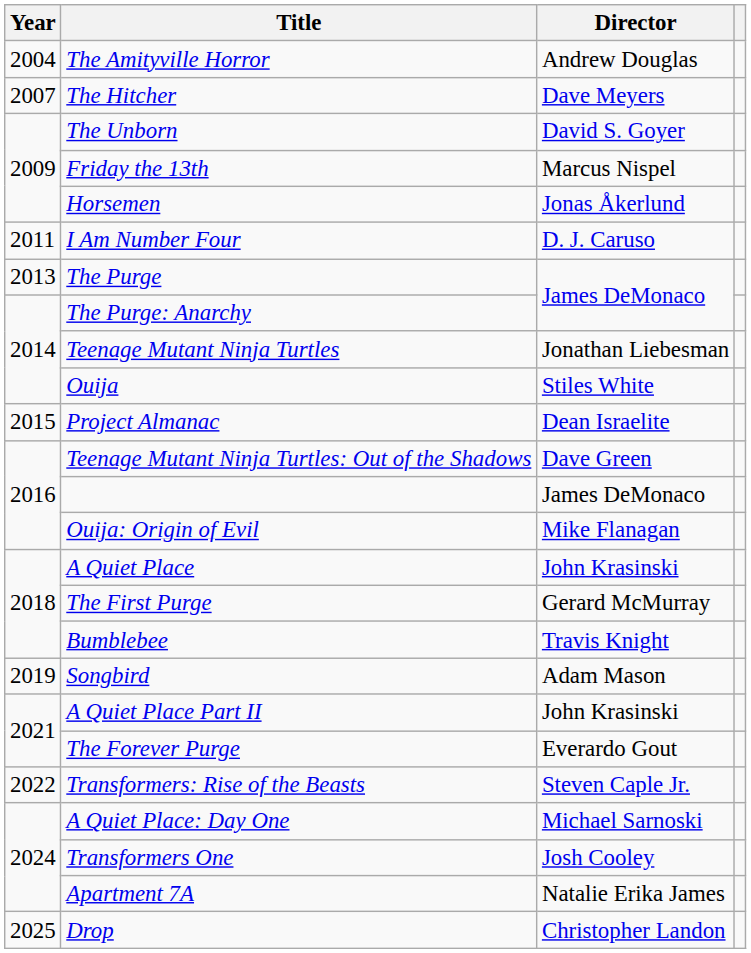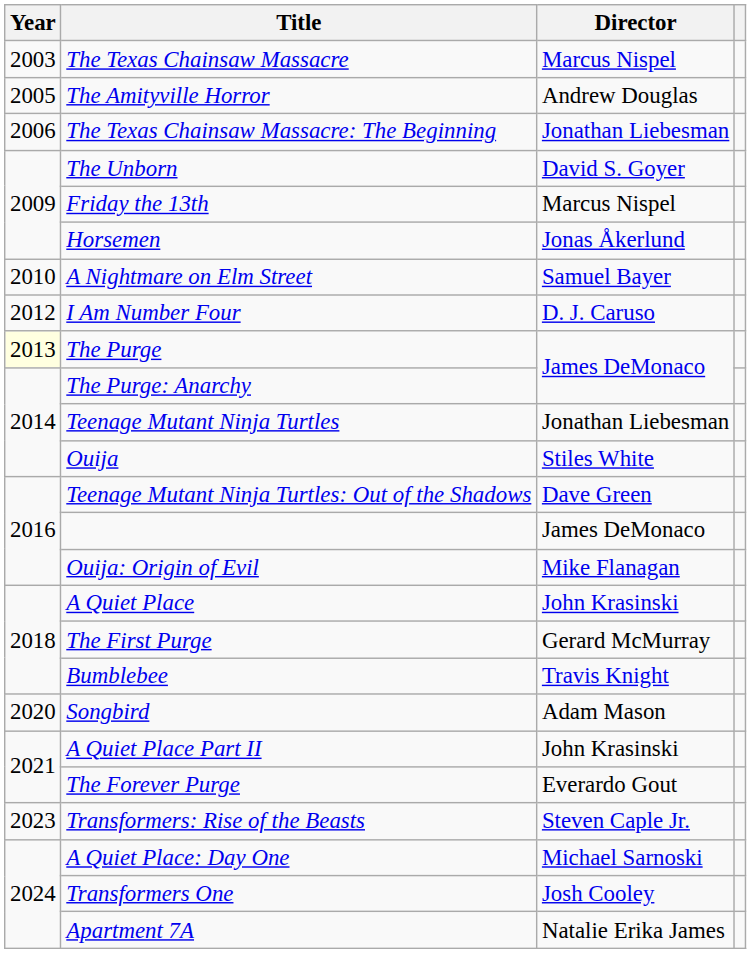+ row: (208, 58)
(33, 58) 2004 -> (33, 95) 2005
+ row: (281, 131)
- row: (121, 95)
+ row: (189, 276)
(32, 240) 2011 -> (33, 312) 2012
(33, 276) no background -> (33, 349) lightyellow background
- row: (143, 421)
(33, 675) 2019 -> (33, 712) 2020
(33, 784) 2022 -> (33, 820) 2023
- row: (90, 929)
